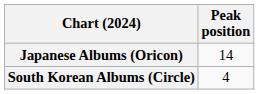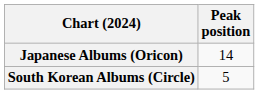(226, 77) 4 -> (226, 77) 5
